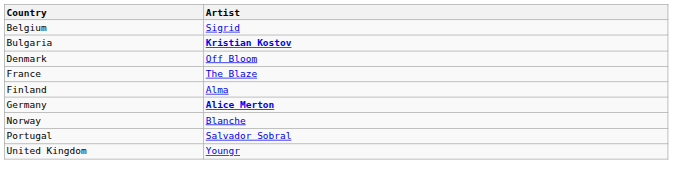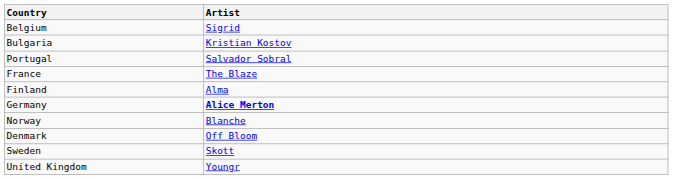(249, 43) bold -> (249, 43) normal
rows swapped: (27, 58) <-> (29, 136)
+ row: (24, 151)
